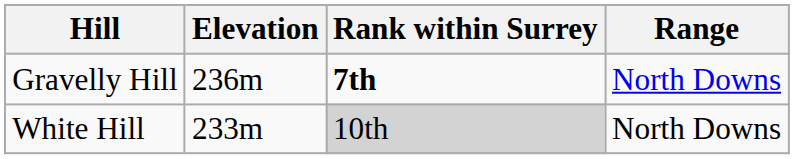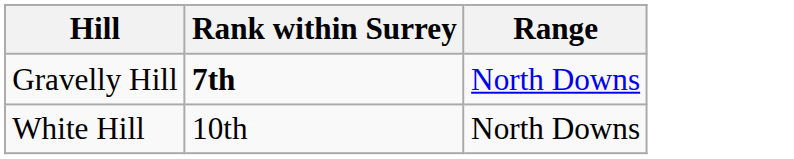- column: (255, 29)
(361, 128) lightgrey background -> (220, 128) no background
